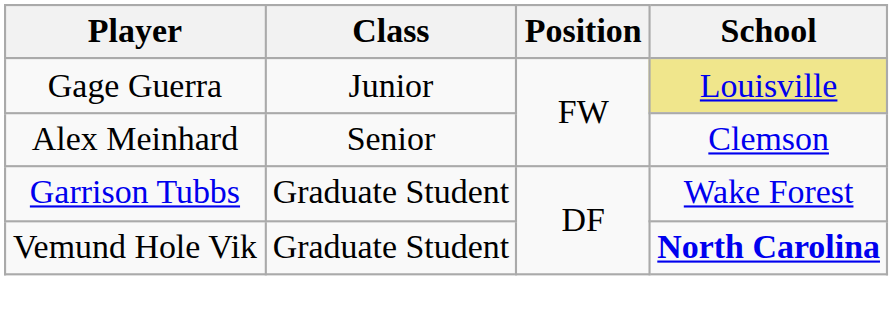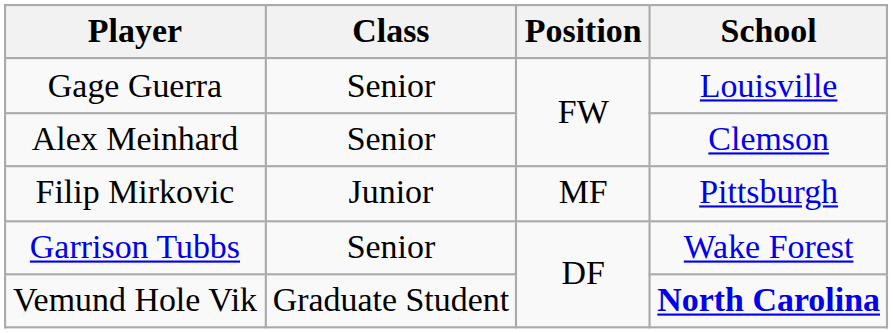(391, 85) Junior -> (391, 85) Senior
(769, 85) khaki background -> (769, 85) no background
+ row: (135, 192)
(391, 192) Graduate Student -> (391, 246) Senior
